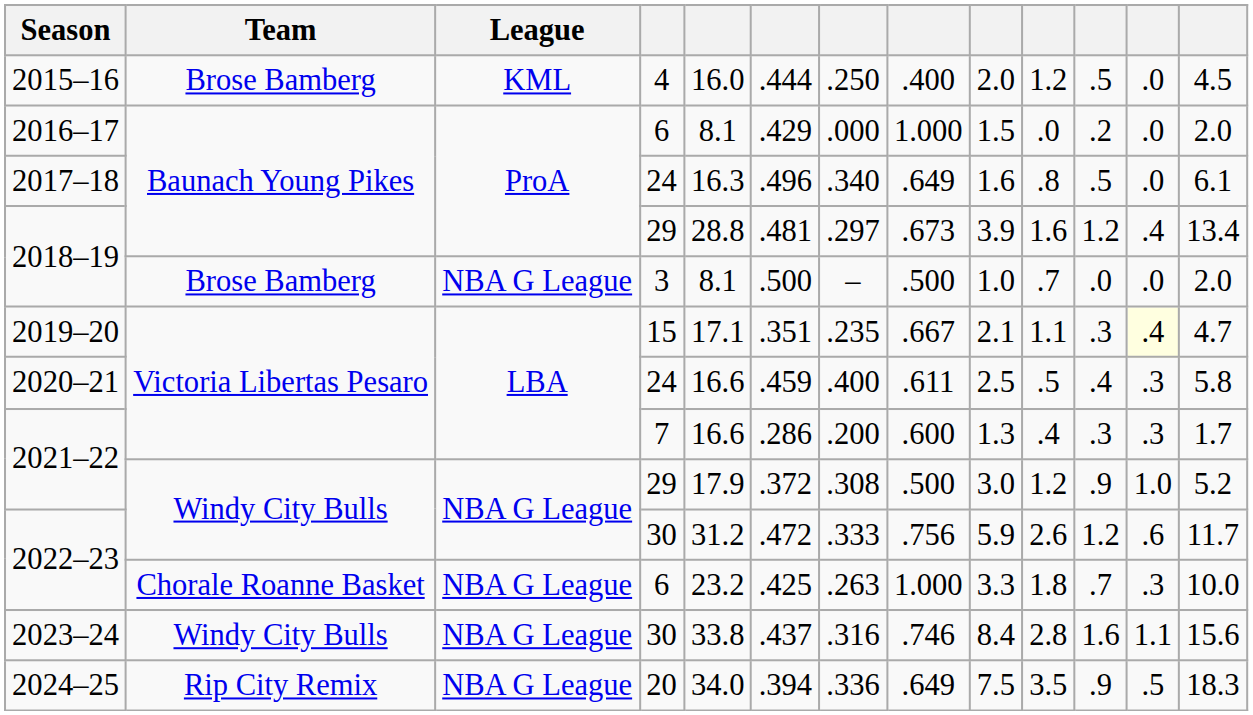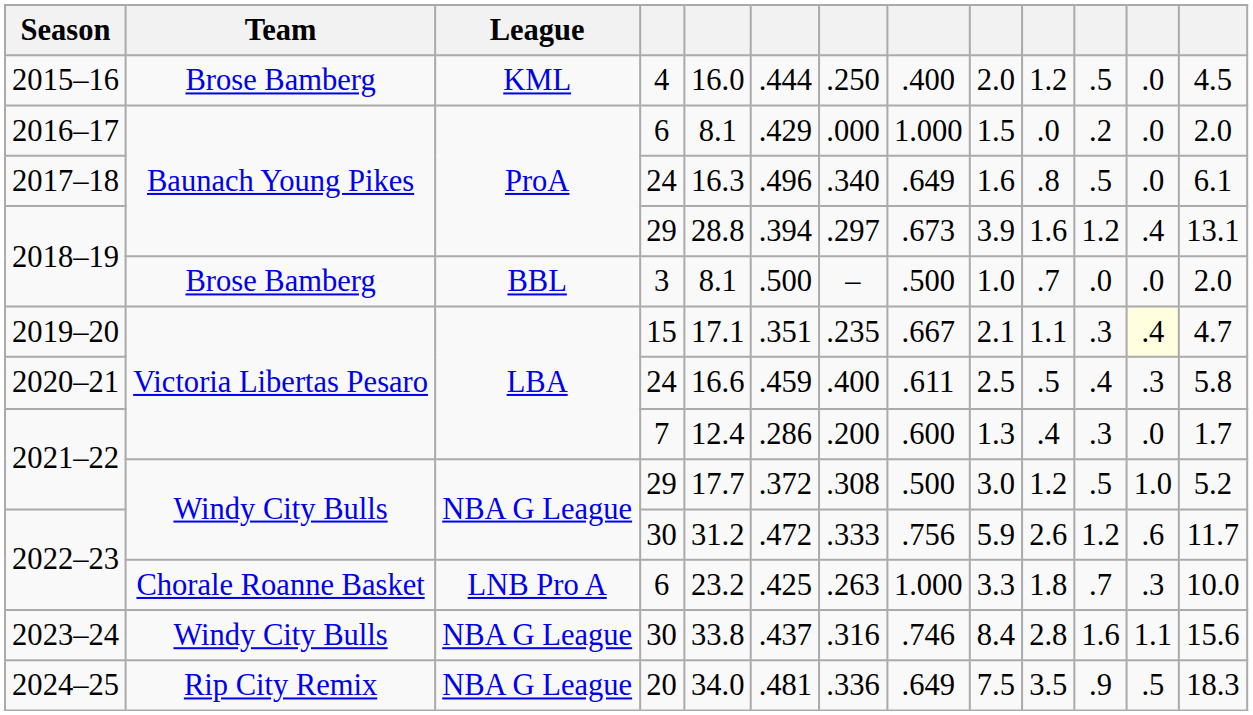(785, 231) .481 -> (785, 231) .394
(1213, 231) 13.4 -> (1213, 231) 13.1
(537, 281) NBA G League -> (537, 281) BBL
(718, 432) 16.6 -> (718, 432) 12.4
(1153, 432) .3 -> (1153, 432) .0
(718, 483) 17.9 -> (718, 483) 17.7
(1101, 483) .9 -> (1101, 483) .5
(537, 584) NBA G League -> (537, 584) LNB Pro A
(785, 684) .394 -> (785, 684) .481
